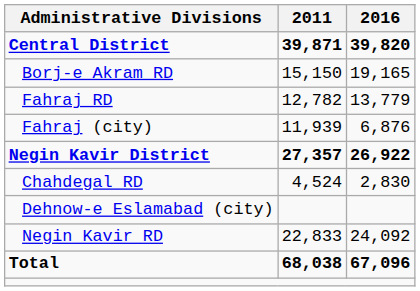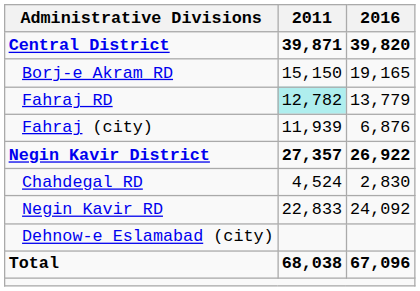(312, 100) no background -> (312, 100) paleturquoise background
rows swapped: (93, 237) <-> (148, 210)
